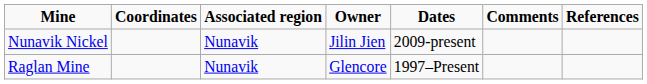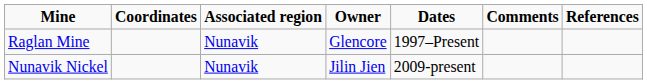rows swapped: (49, 66) <-> (58, 41)
